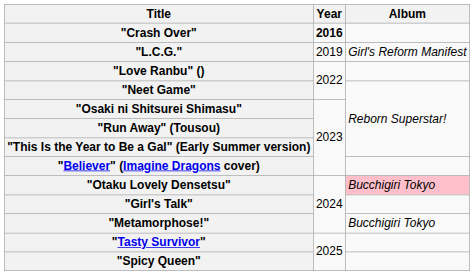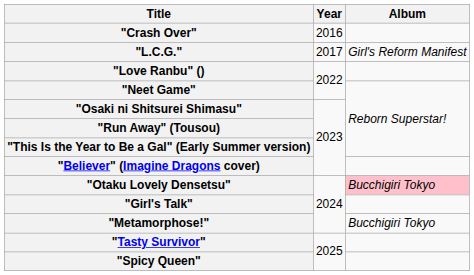(329, 33) bold -> (329, 33) normal
(329, 52) 2019 -> (329, 52) 2017
